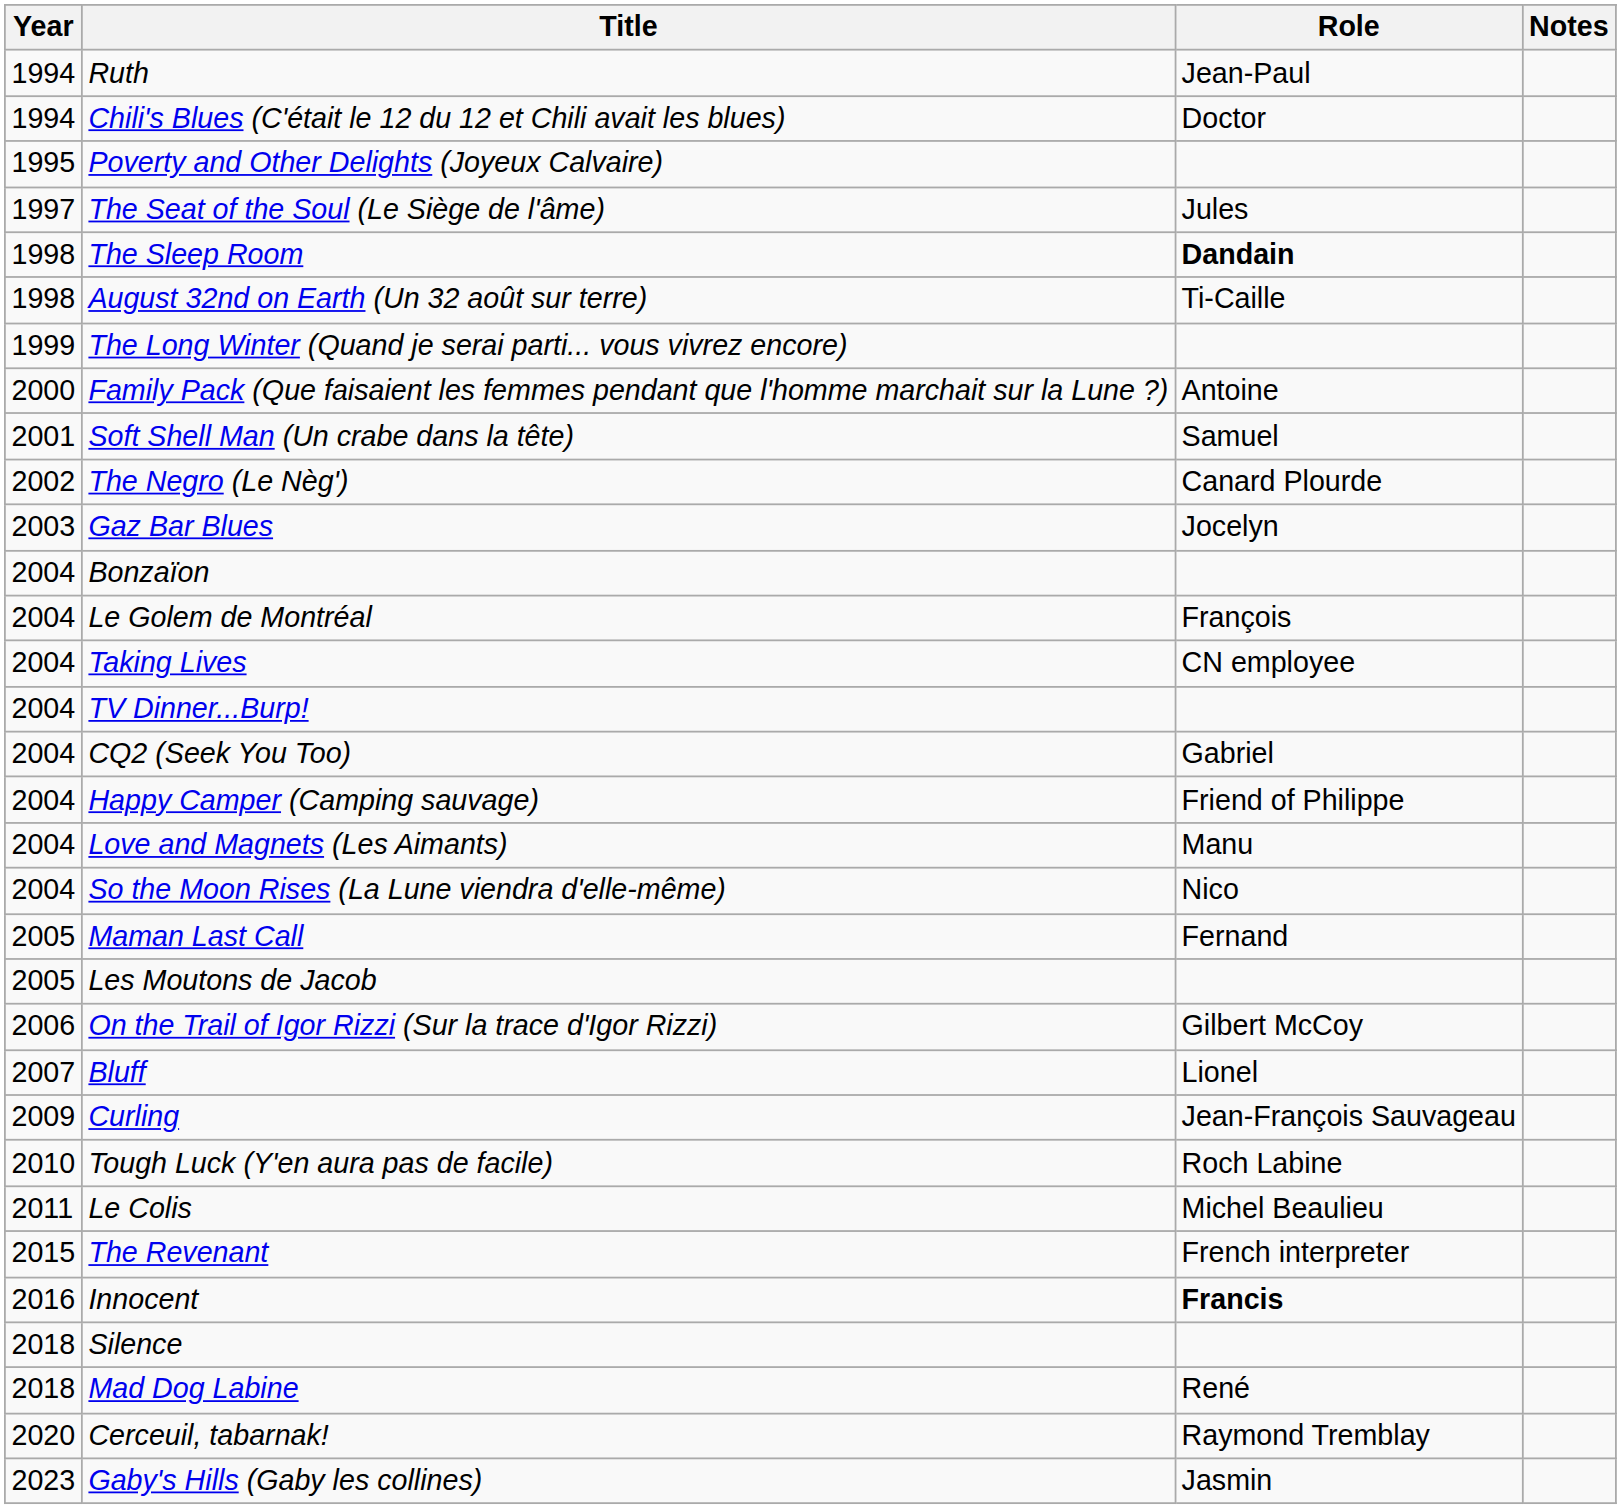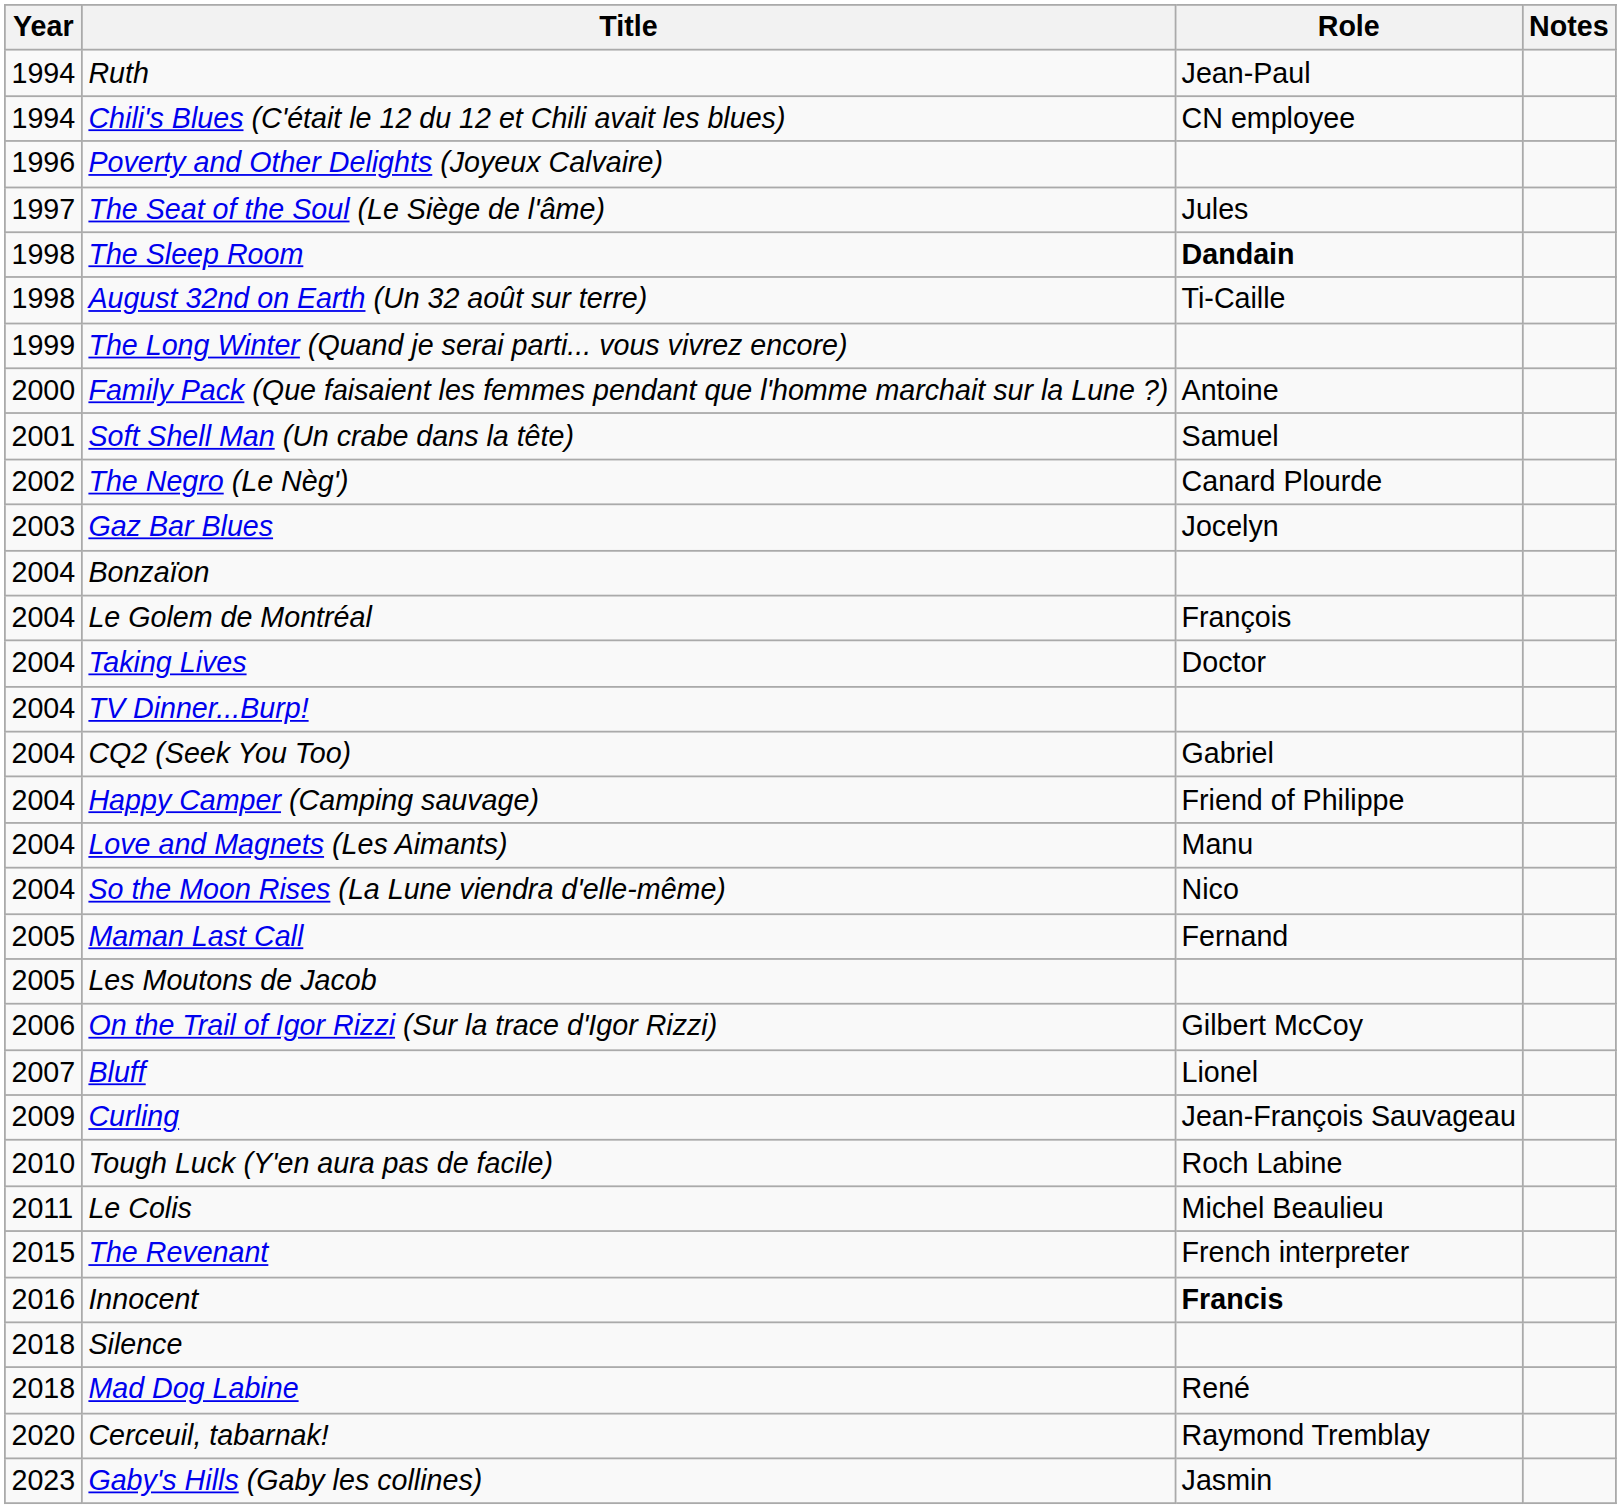(1224, 118) Doctor -> (1268, 118) CN employee
(43, 163) 1995 -> (43, 163) 1996
(1268, 663) CN employee -> (1224, 663) Doctor
